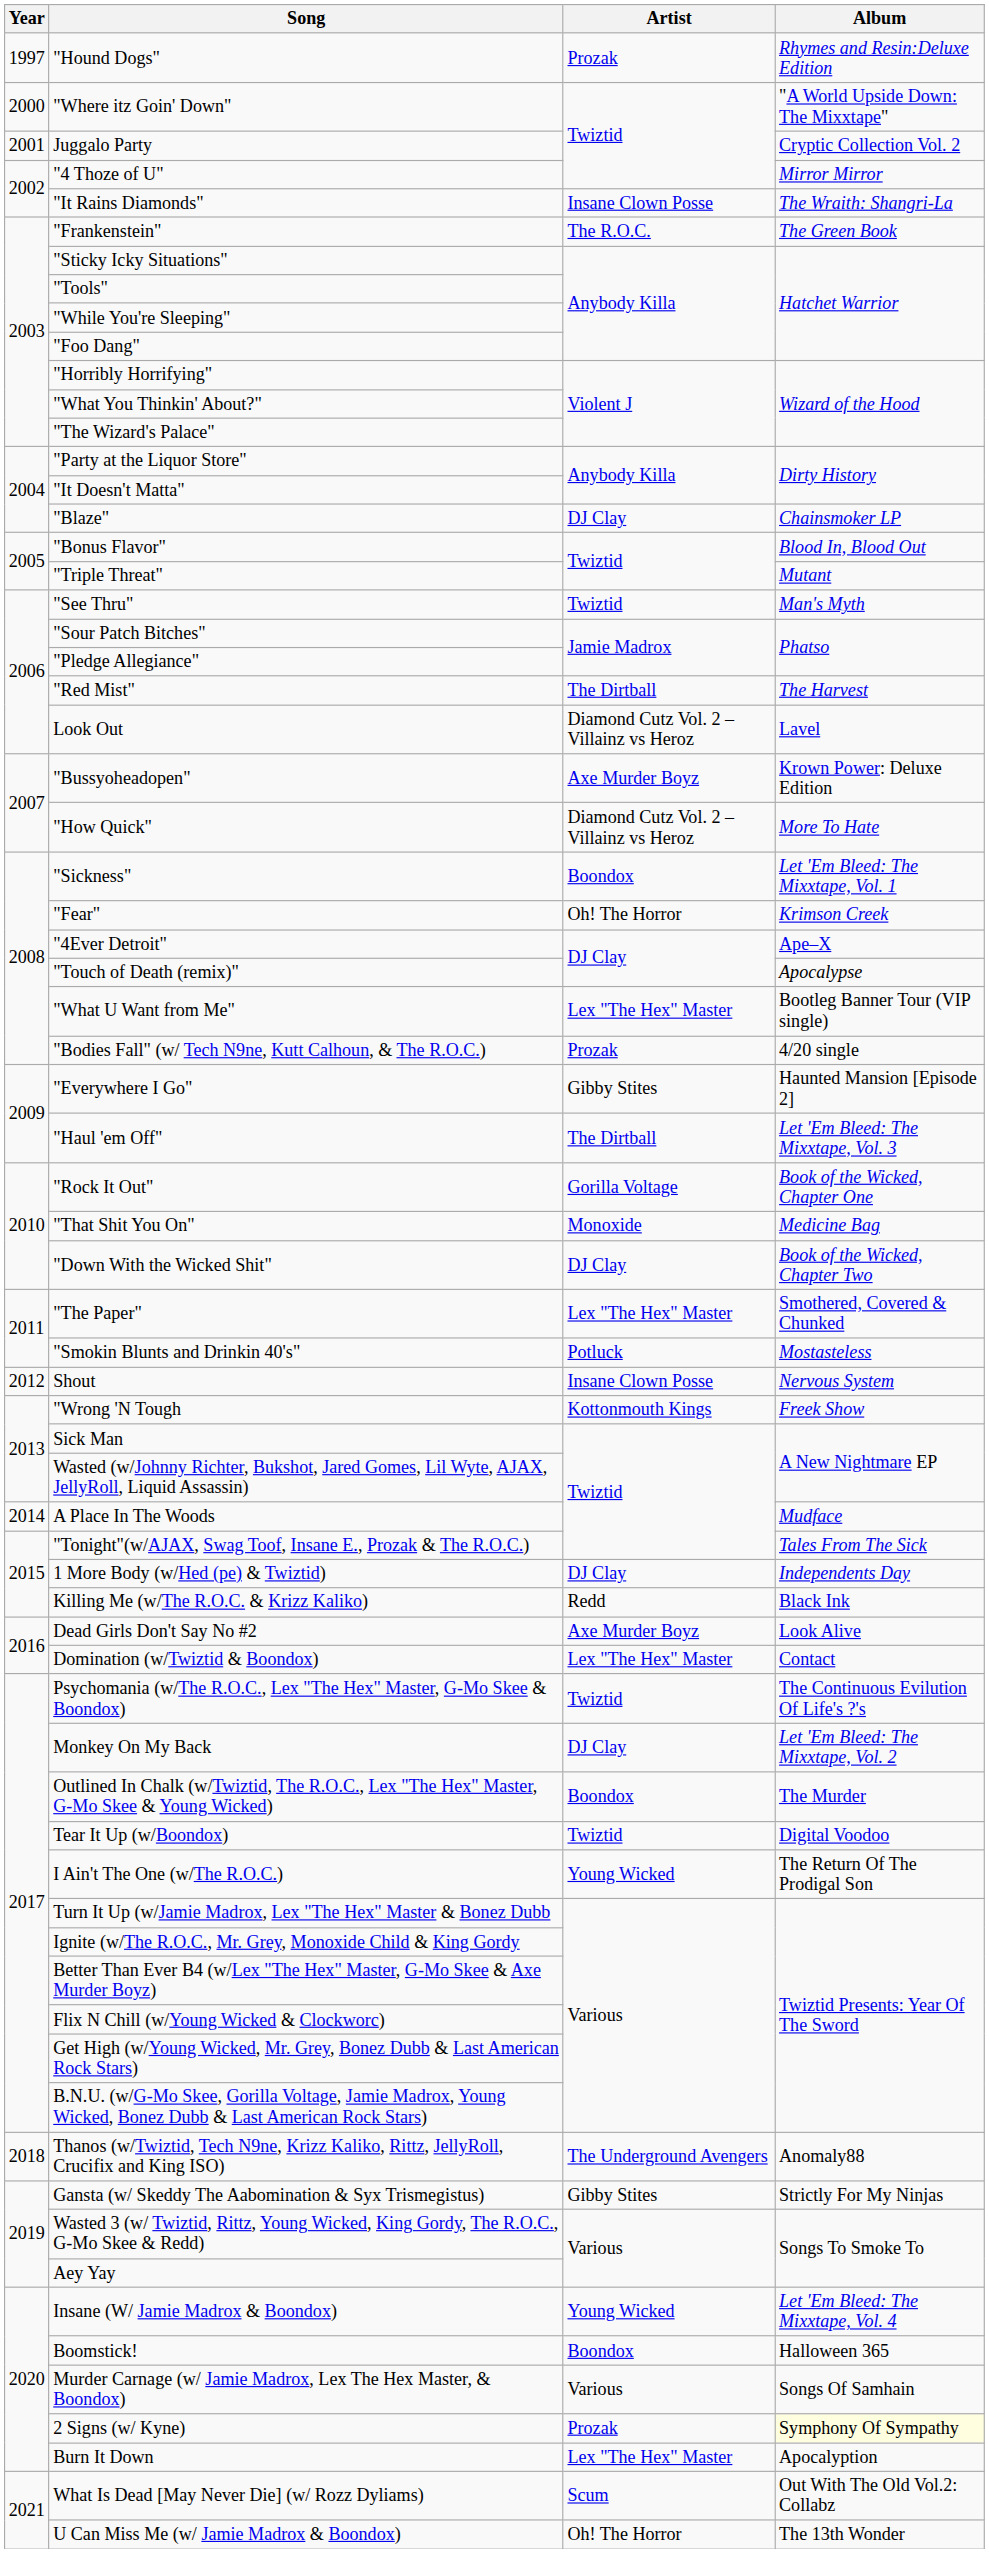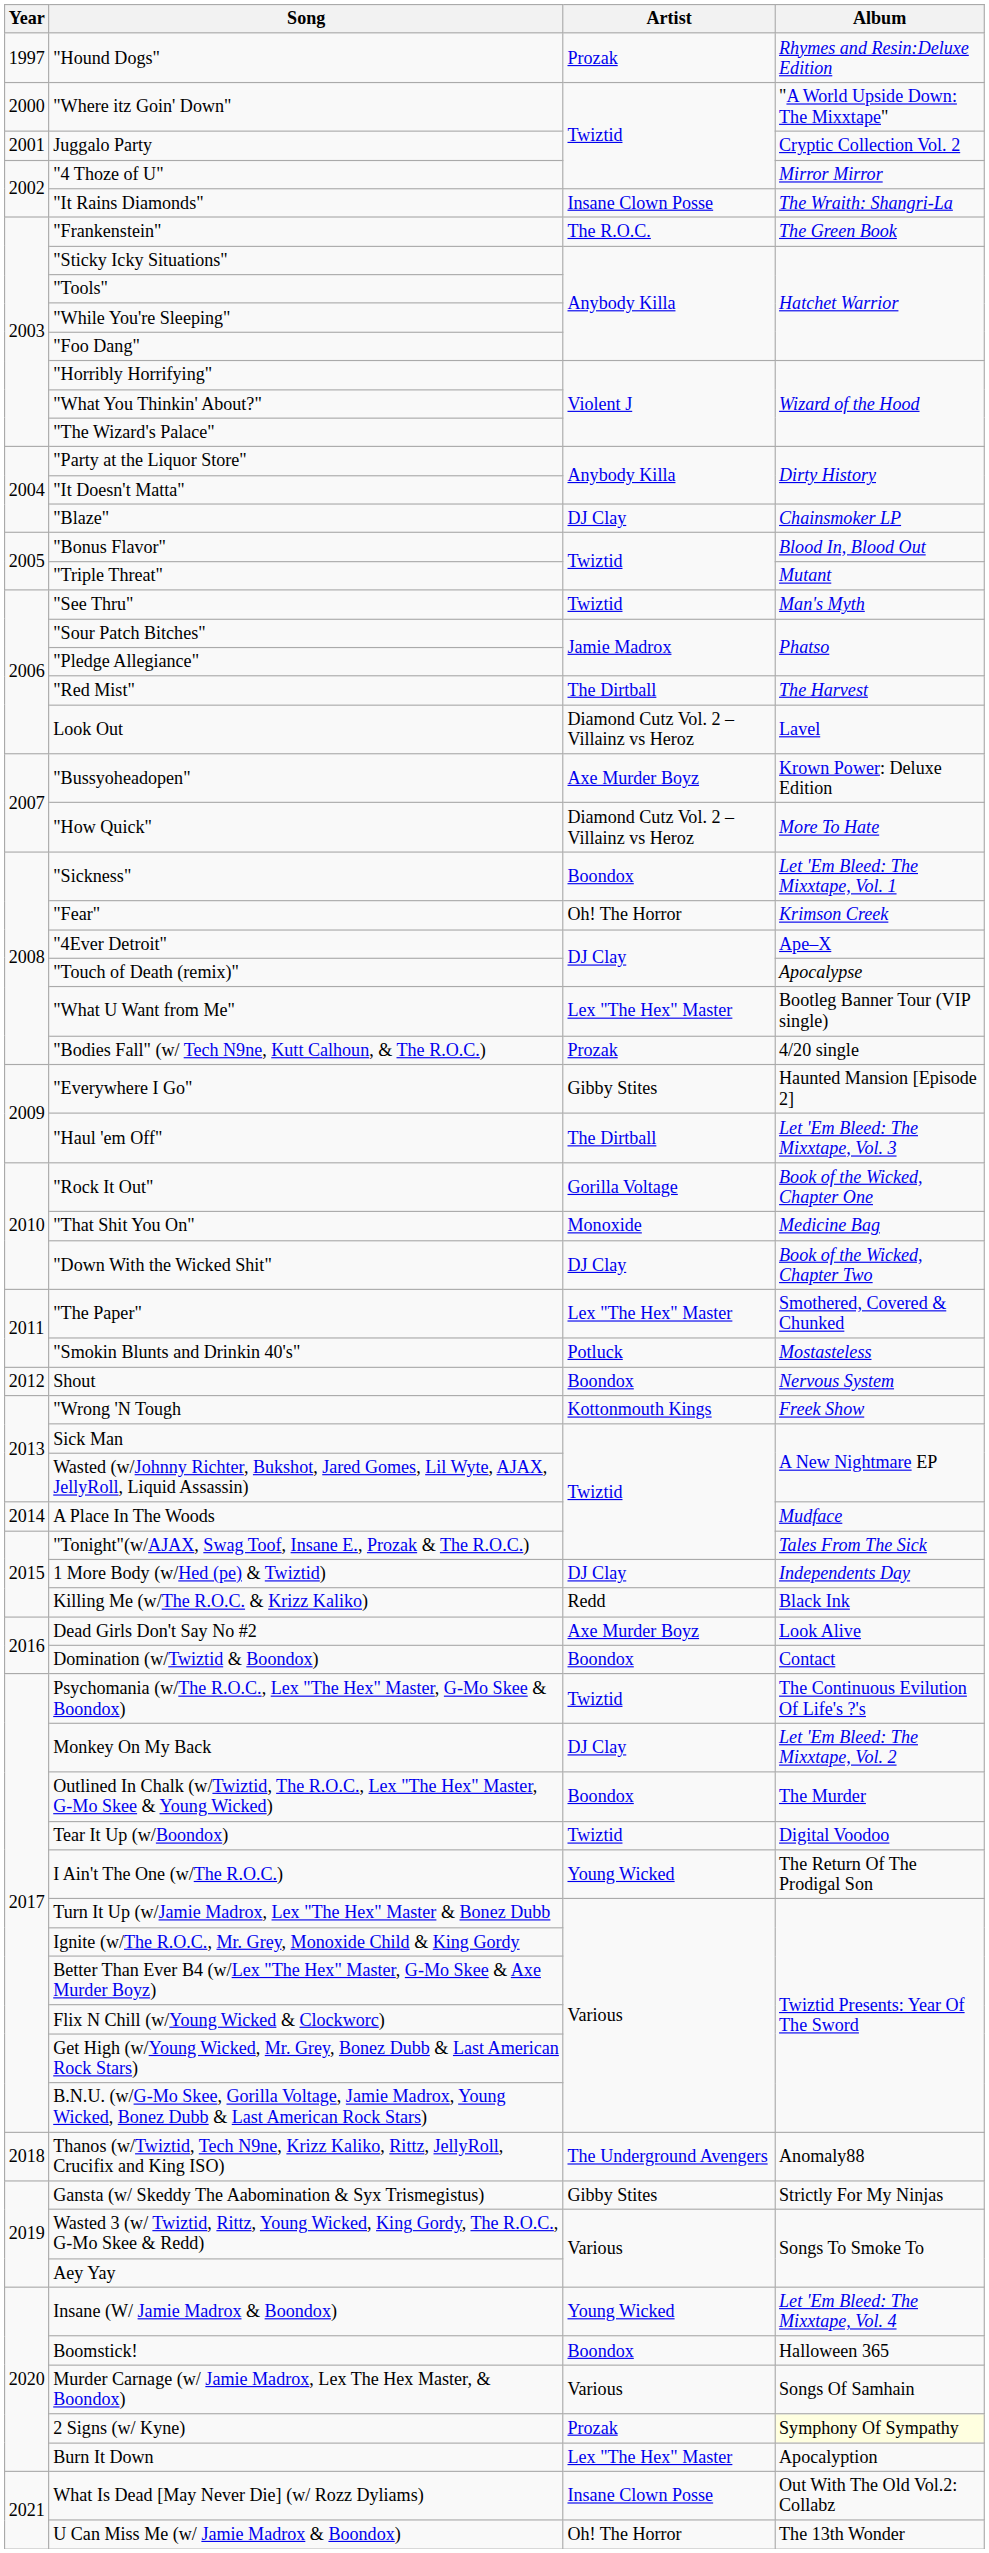(640, 1381) Insane Clown Posse -> (601, 1381) Boondox
(650, 1659) Lex "The Hex" Master -> (601, 1659) Boondox
(588, 2495) Scum -> (640, 2495) Insane Clown Posse
